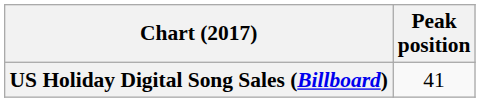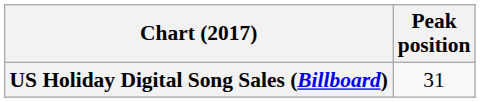(434, 79) 41 -> (434, 79) 31
